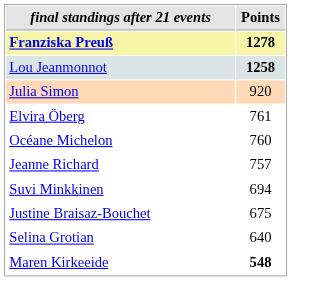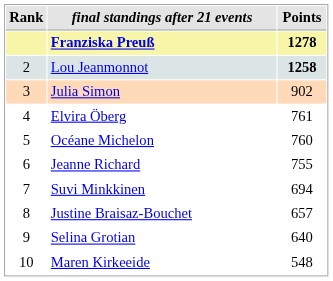+ column: (26, 17)
(261, 91) 920 -> (302, 91) 902
(261, 165) 757 -> (302, 165) 755
(261, 213) 675 -> (302, 213) 657
(261, 262) bold -> (302, 262) normal
